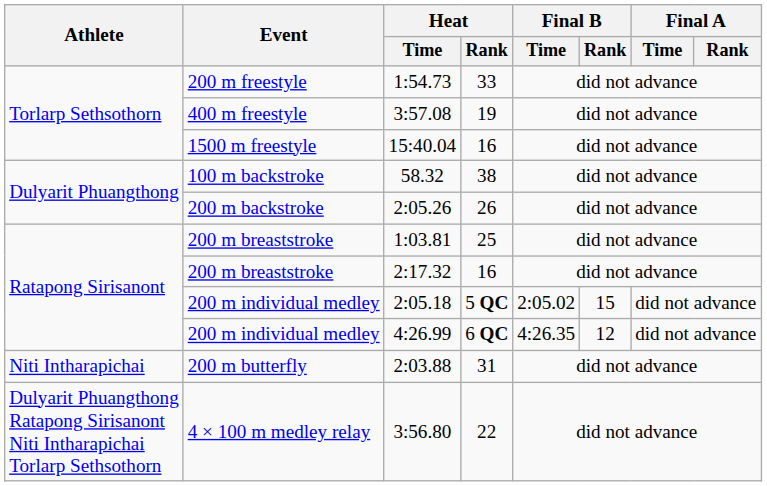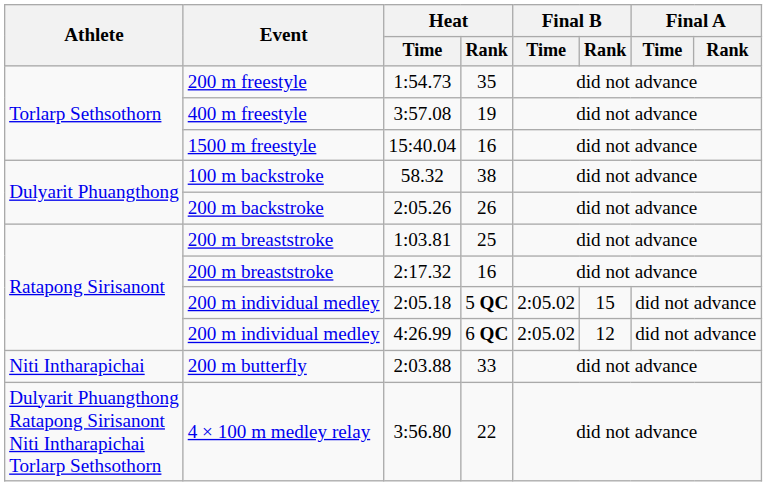(487, 82) 33 -> (487, 82) 35
(546, 334) 4:26.35 -> (546, 334) 2:05.02
(487, 366) 31 -> (487, 366) 33
